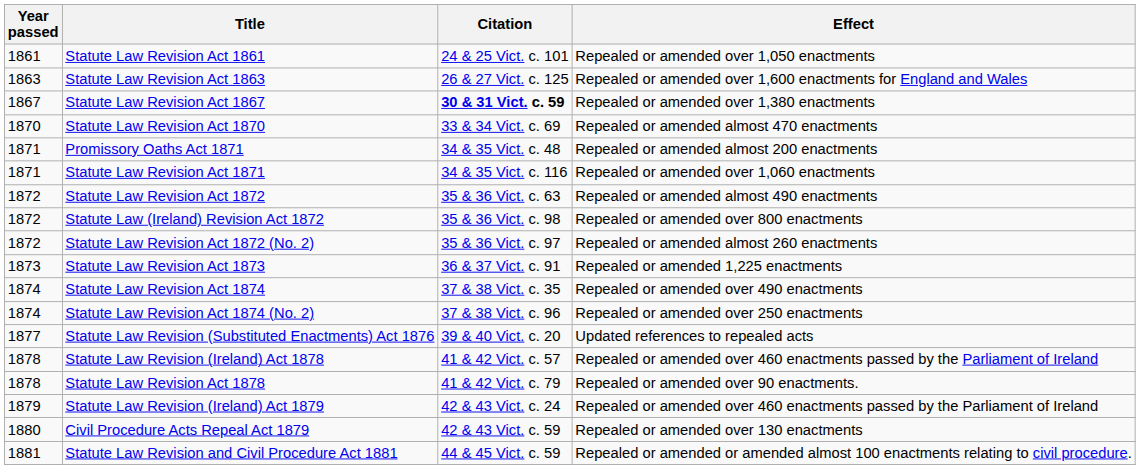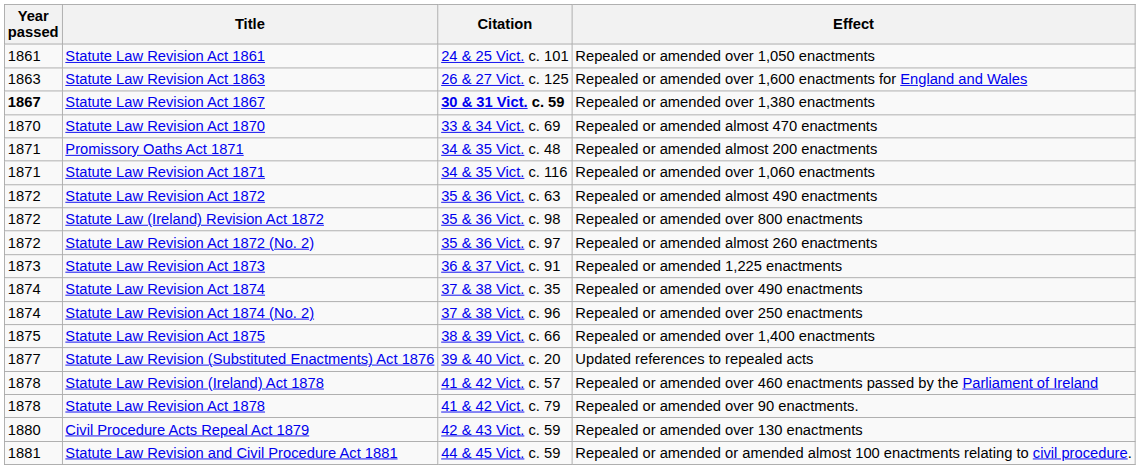(24, 102) normal -> (24, 102) bold
+ row: (165, 336)
- row: (195, 406)
